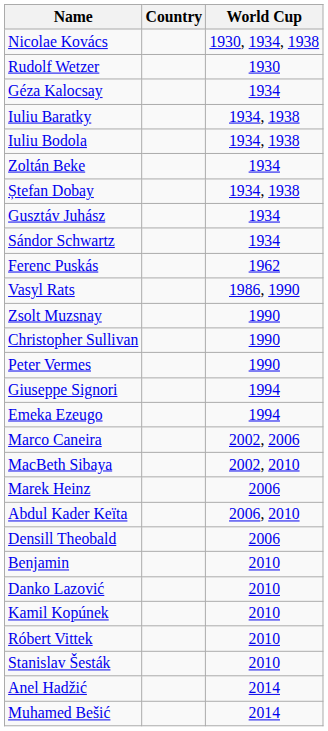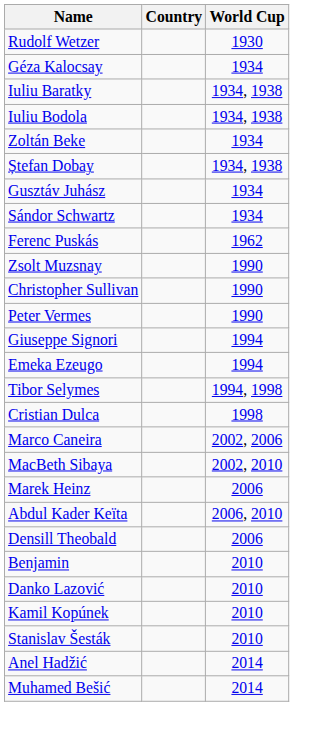- row: (58, 41)
- row: (41, 290)
+ row: (54, 389)
+ row: (54, 414)
- row: (50, 638)
